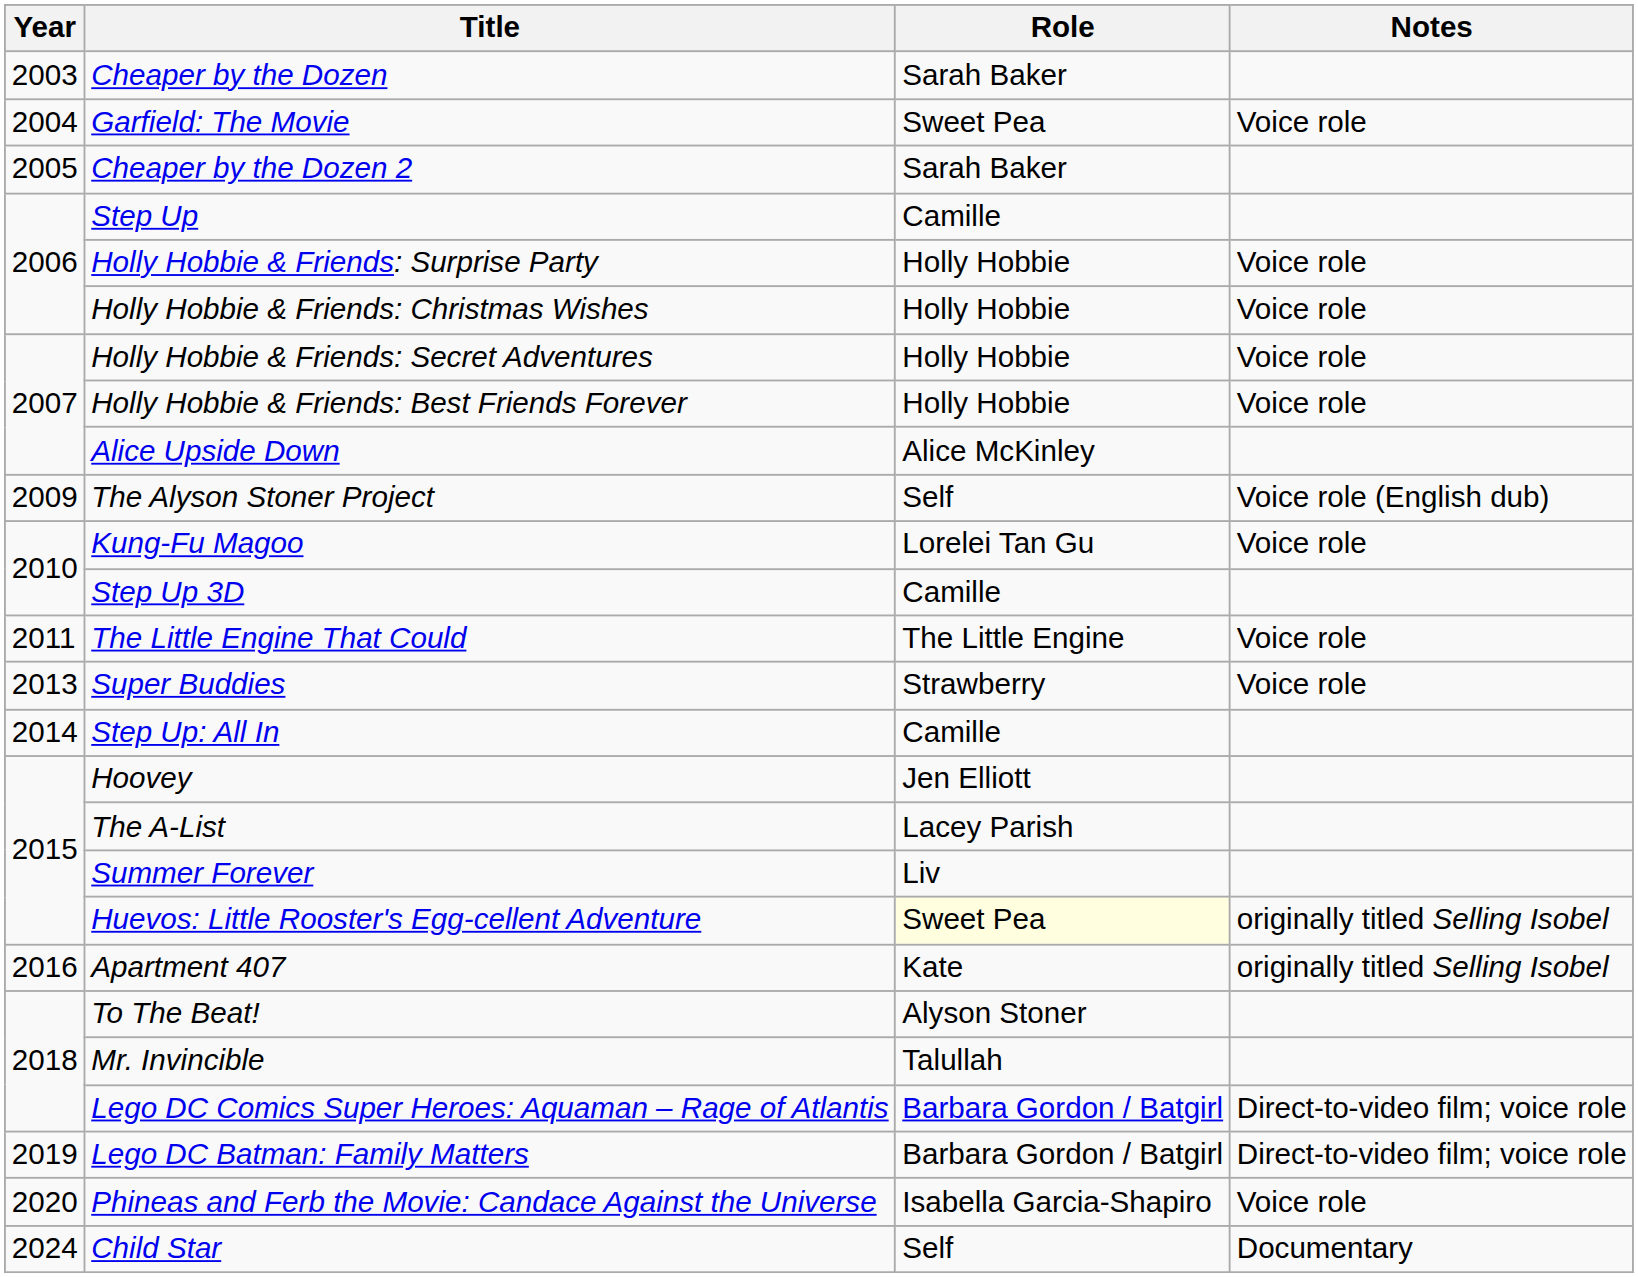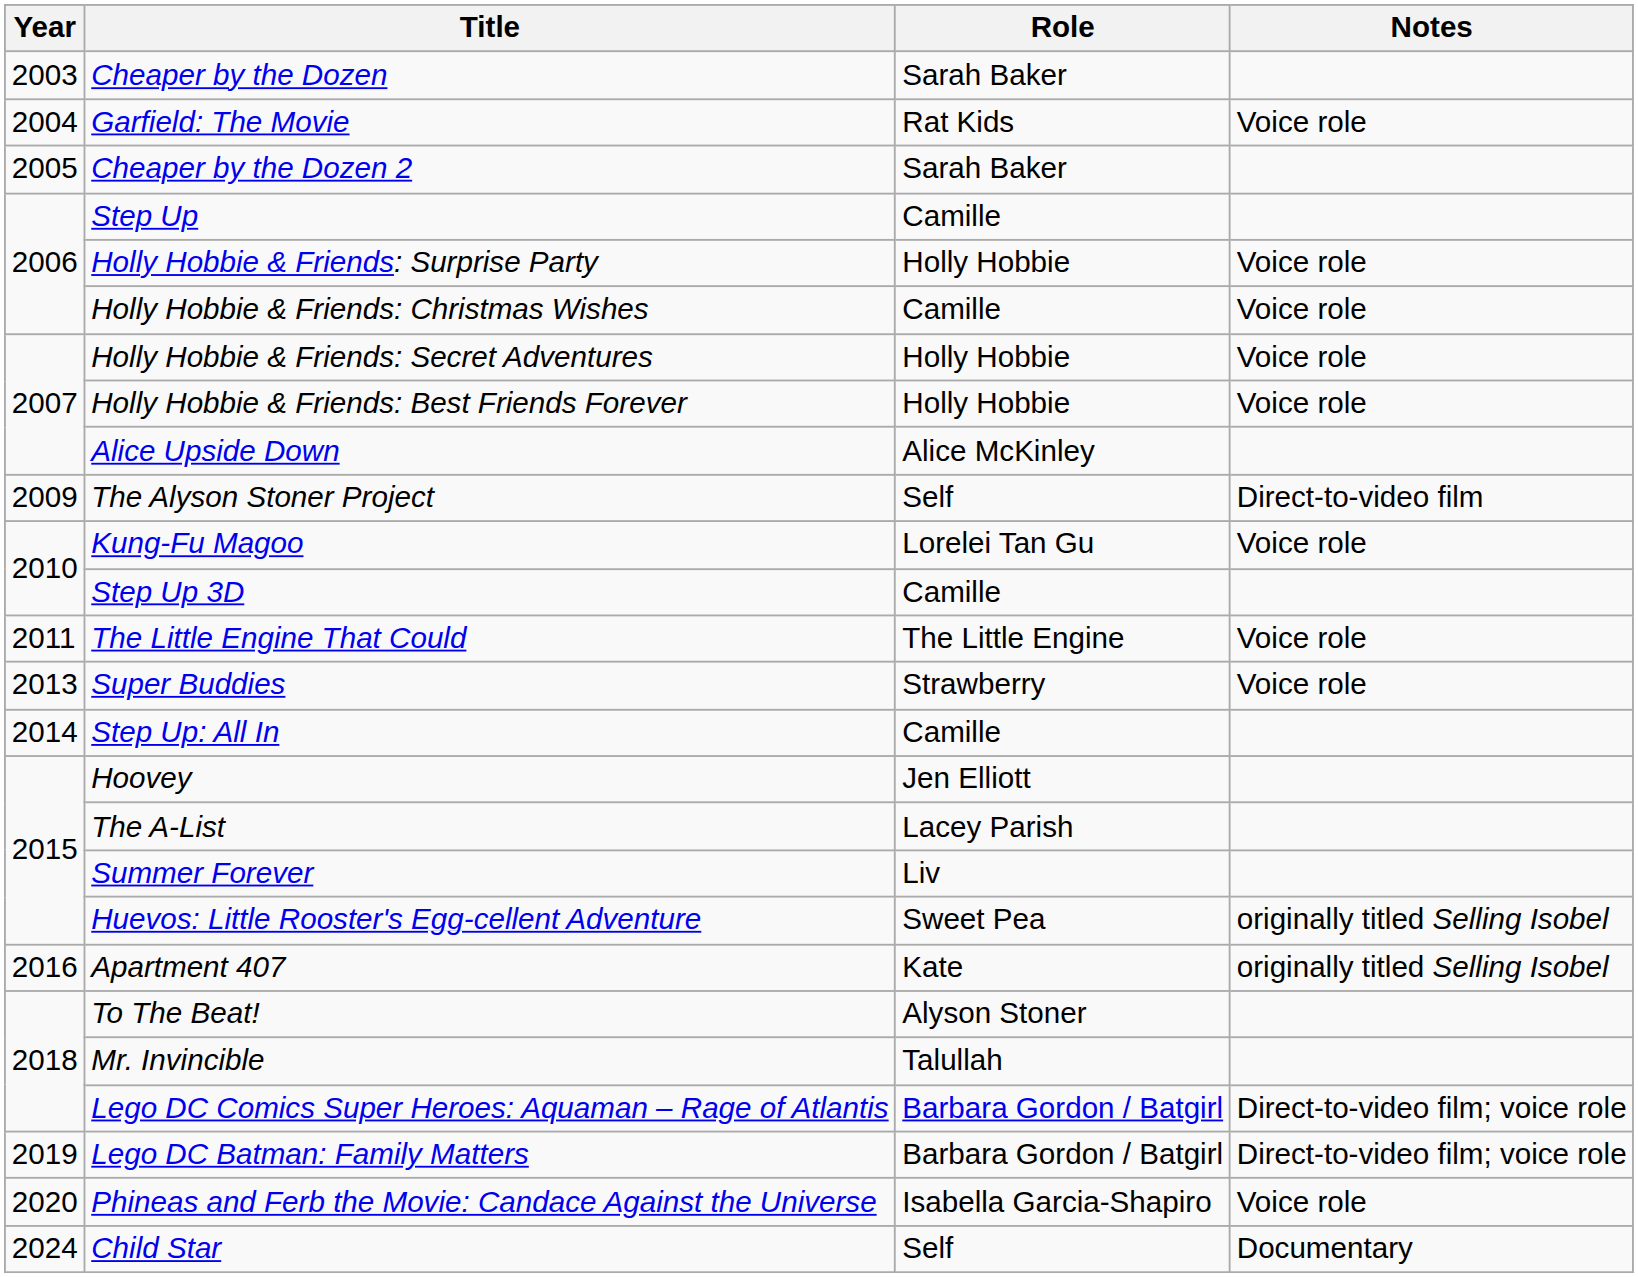(974, 121) Sweet Pea -> (958, 121) Rat Kids
(986, 309) Holly Hobbie -> (952, 309) Camille
(1393, 497) Voice role (English dub) -> (1360, 497) Direct-to-video film
(974, 919) lightyellow background -> (974, 919) no background
